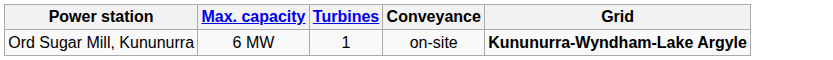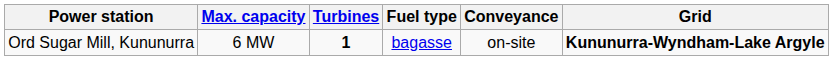+ column: (422, 17)
(346, 42) normal -> (346, 42) bold
